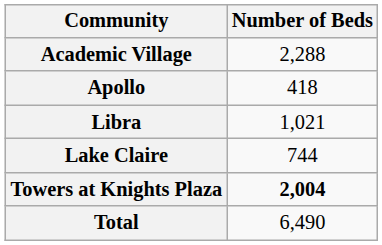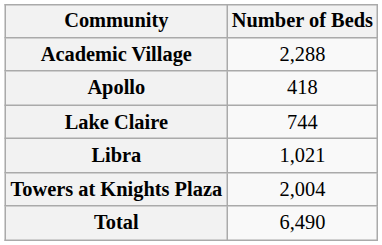rows swapped: (116, 121) <-> (116, 155)
(302, 188) bold -> (302, 188) normal
